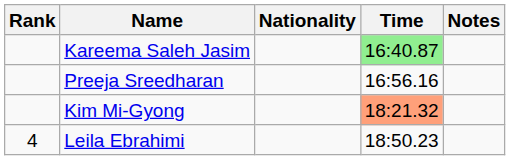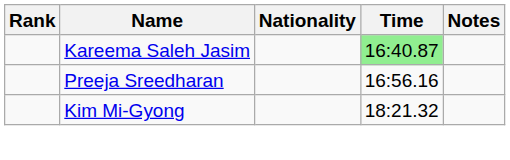(402, 110) lightsalmon background -> (402, 110) no background
- row: (124, 140)
